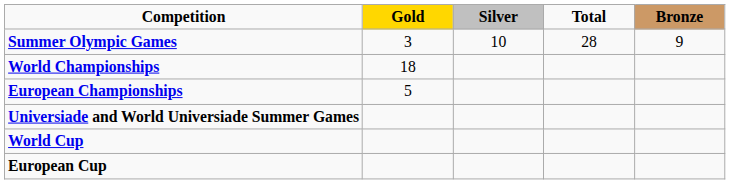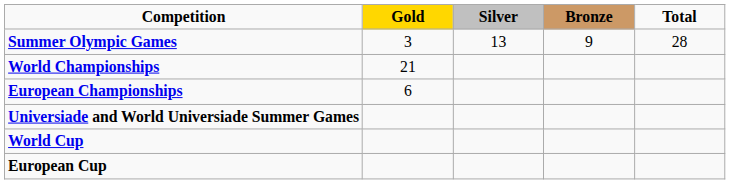columns swapped: (679, 16) <-> (589, 16)
(498, 41) 10 -> (498, 41) 13
(408, 66) 18 -> (408, 66) 21
(408, 91) 5 -> (408, 91) 6
